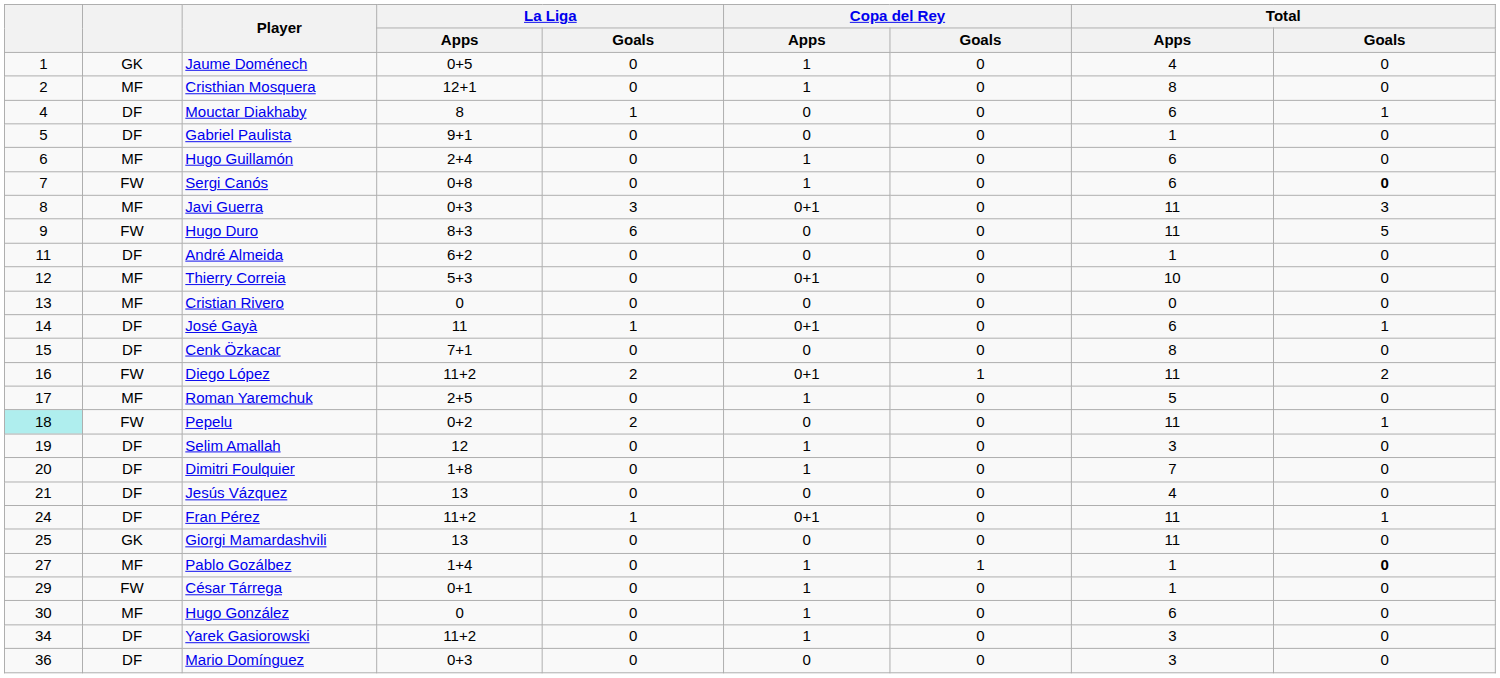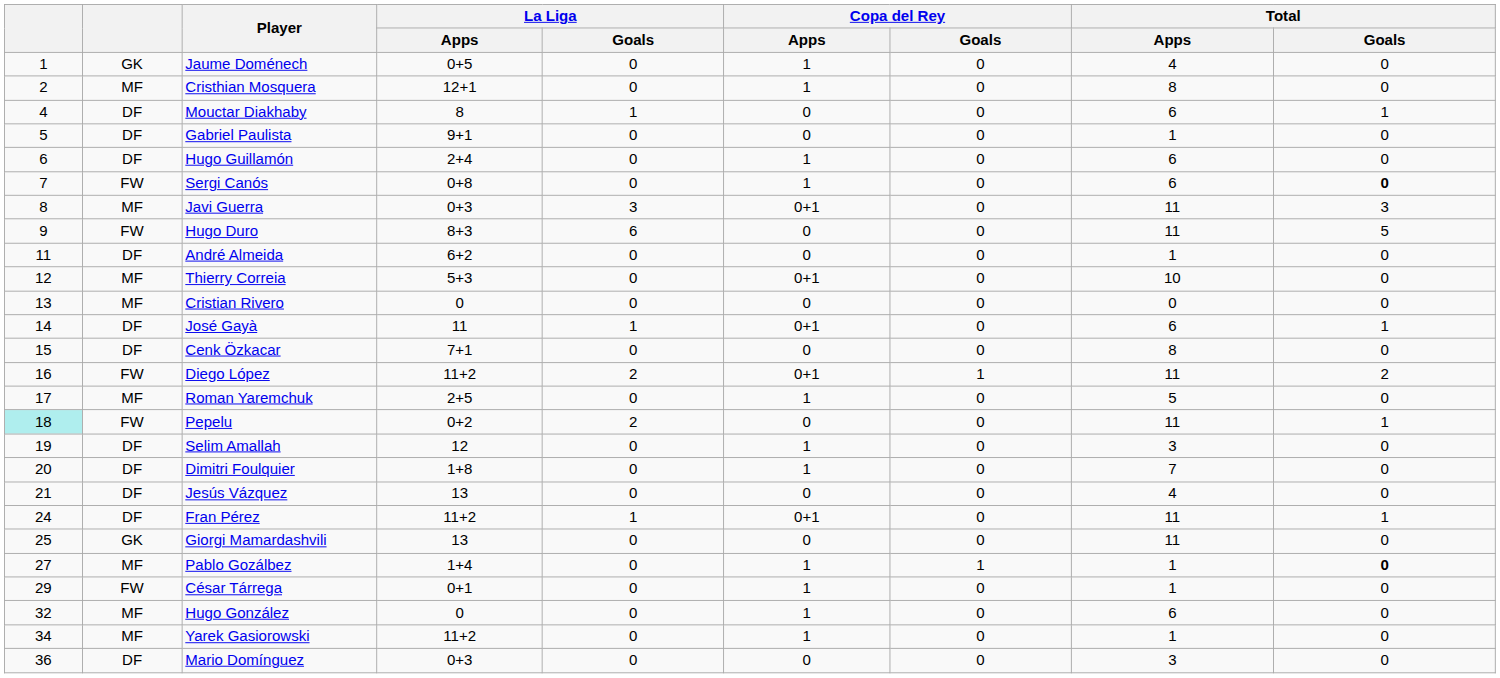(132, 159) MF -> (132, 159) DF
(43, 612) 30 -> (43, 612) 32
(132, 636) DF -> (132, 636) MF
(1172, 636) 3 -> (1172, 636) 1
